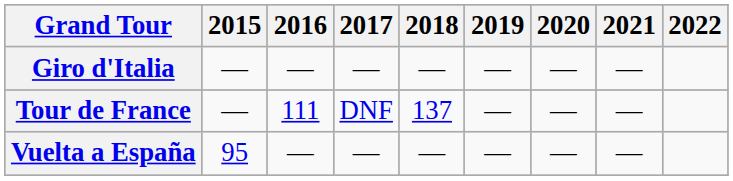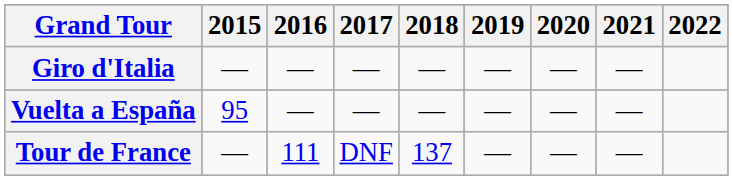rows swapped: (103, 110) <-> (103, 152)
